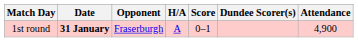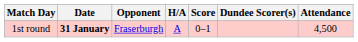(325, 28) 4,900 -> (325, 28) 4,500
